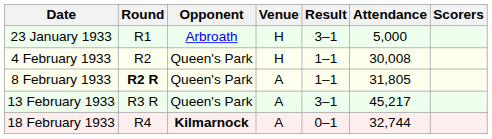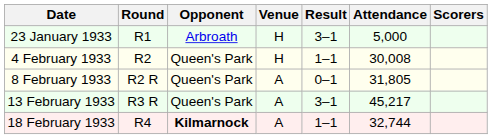(143, 79) bold -> (143, 79) normal
(326, 79) 1–1 -> (326, 79) 0–1
(326, 123) 0–1 -> (326, 123) 1–1
